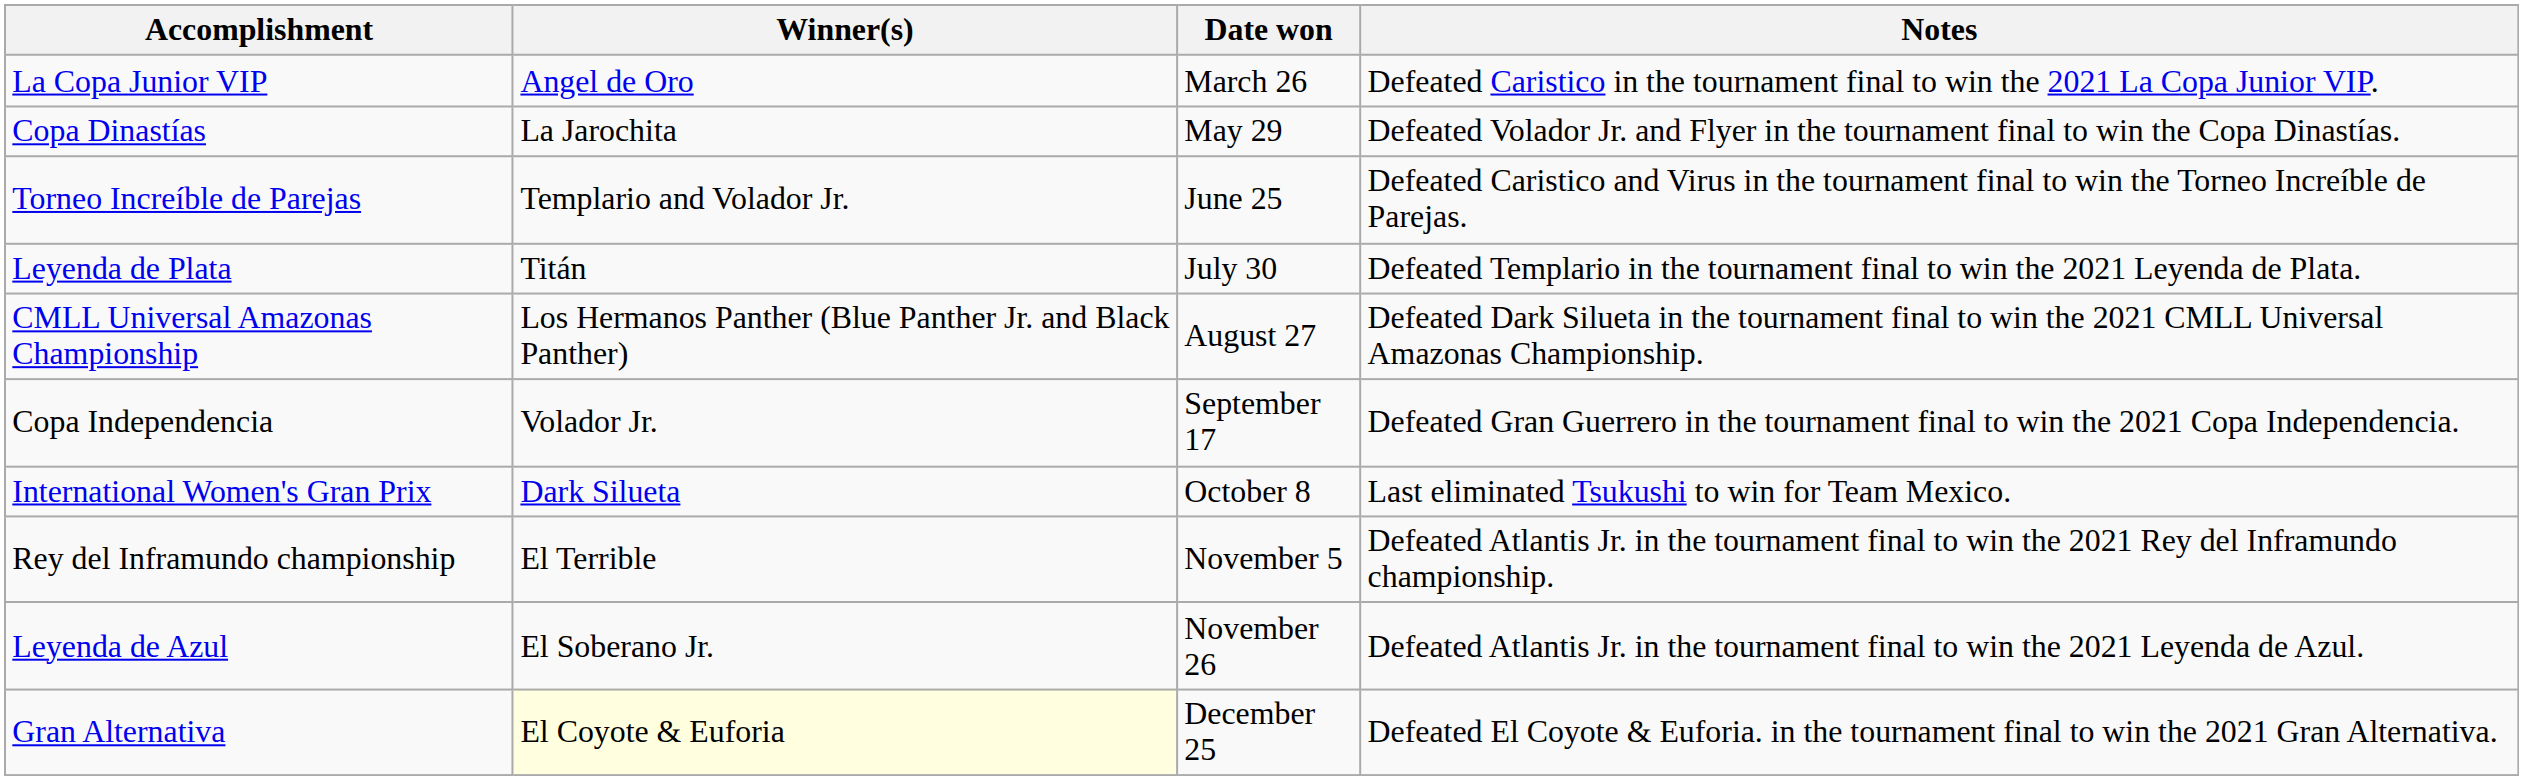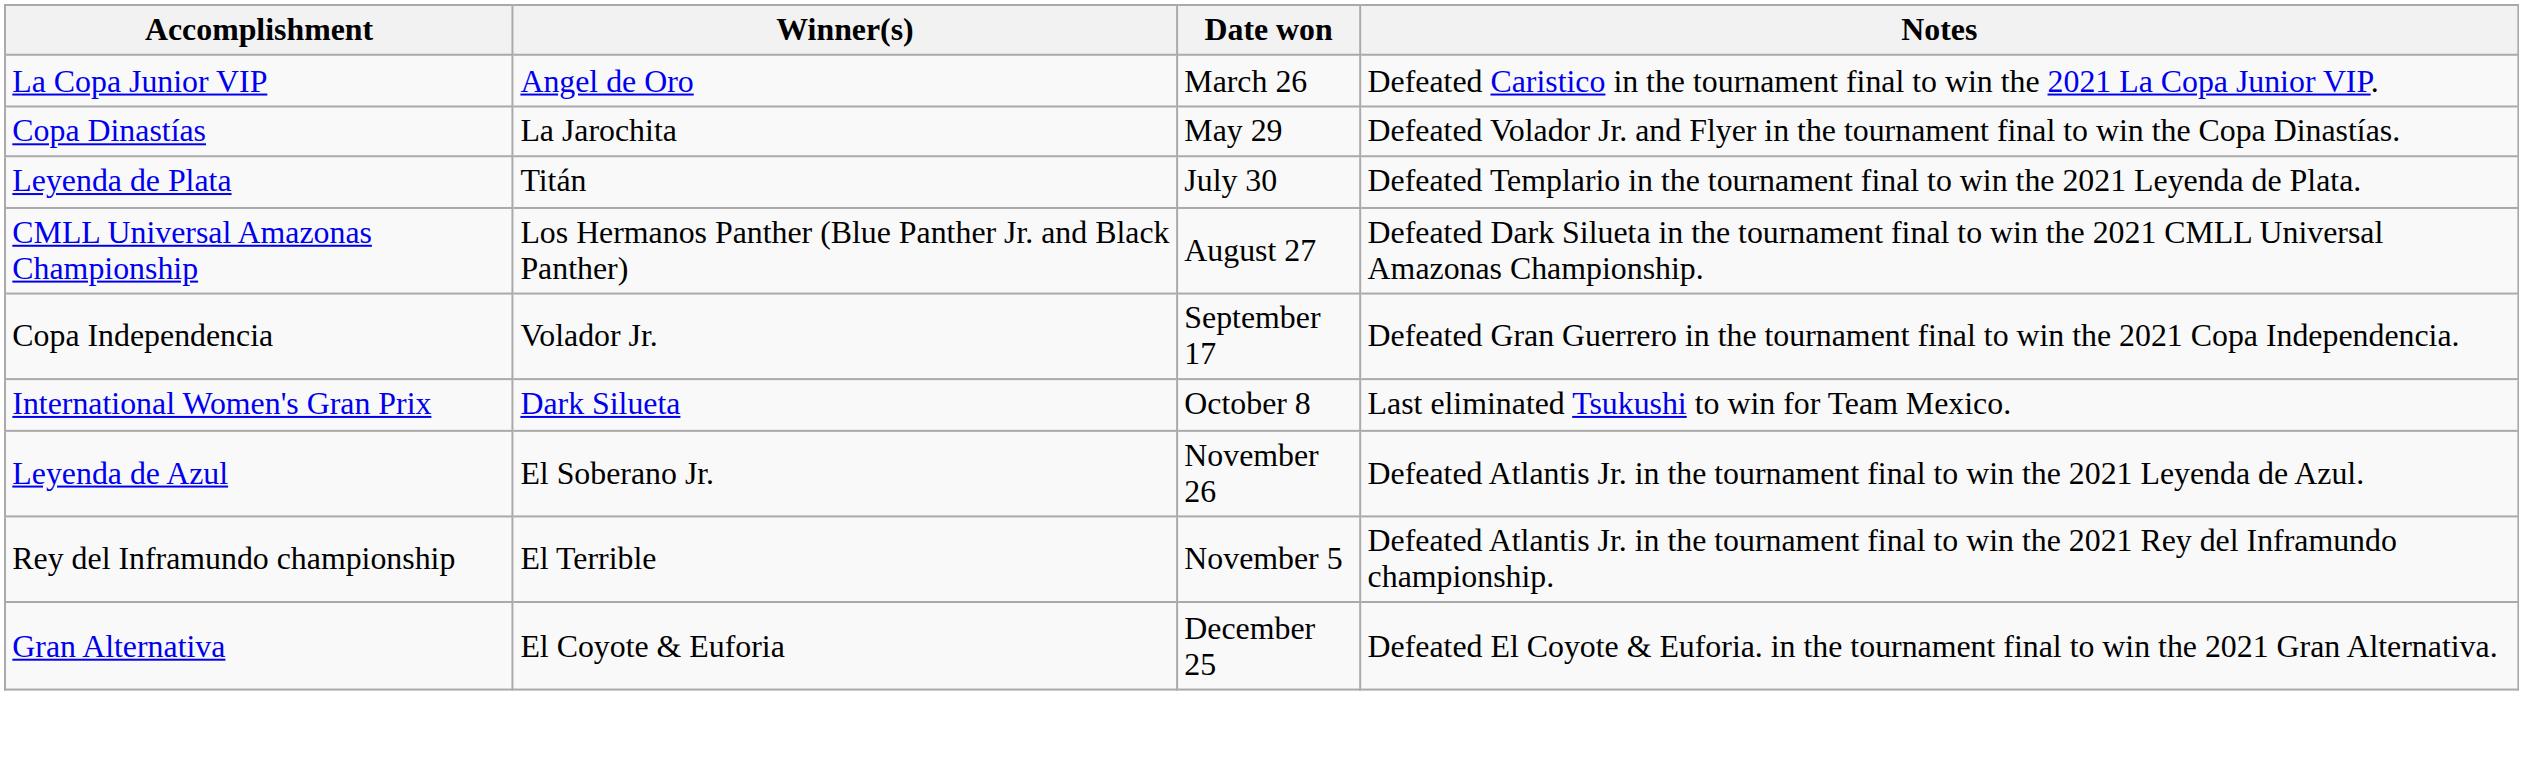- row: (187, 199)
rows swapped: (234, 559) <-> (120, 645)
(653, 731) lightyellow background -> (653, 645) no background
